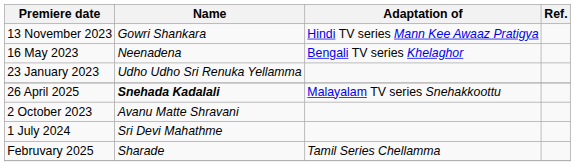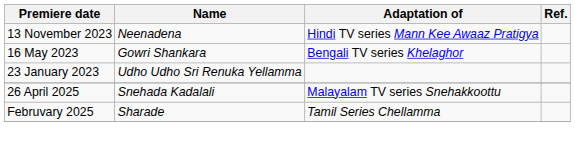(162, 33) Gowri Shankara -> (150, 33) Neenadena
(150, 53) Neenadena -> (162, 53) Gowri Shankara
(169, 92) bold -> (166, 92) normal
- row: (50, 111)
- row: (39, 131)
